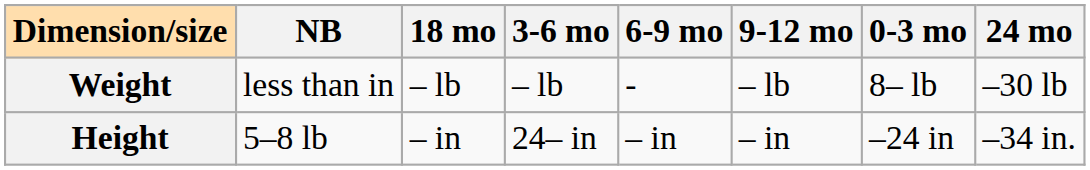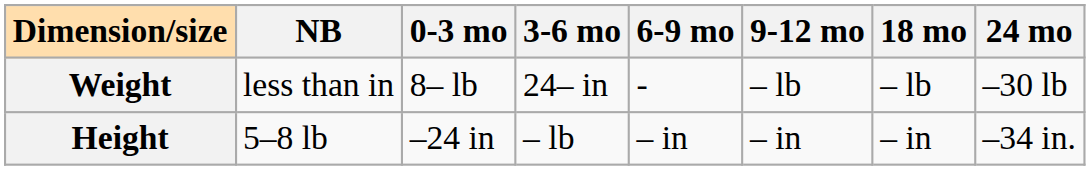columns swapped: (918, 31) <-> (453, 31)
(538, 84) – lb -> (566, 84) 24– in
(554, 137) 24– in -> (549, 137) – lb
